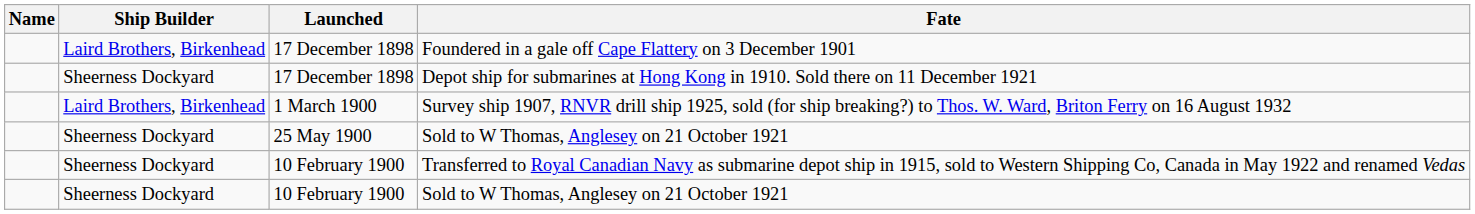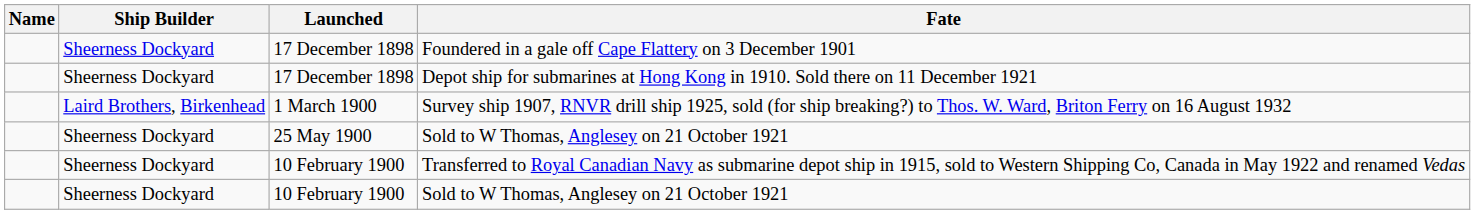(164, 48) Laird Brothers, Birkenhead -> (139, 48) Sheerness Dockyard
